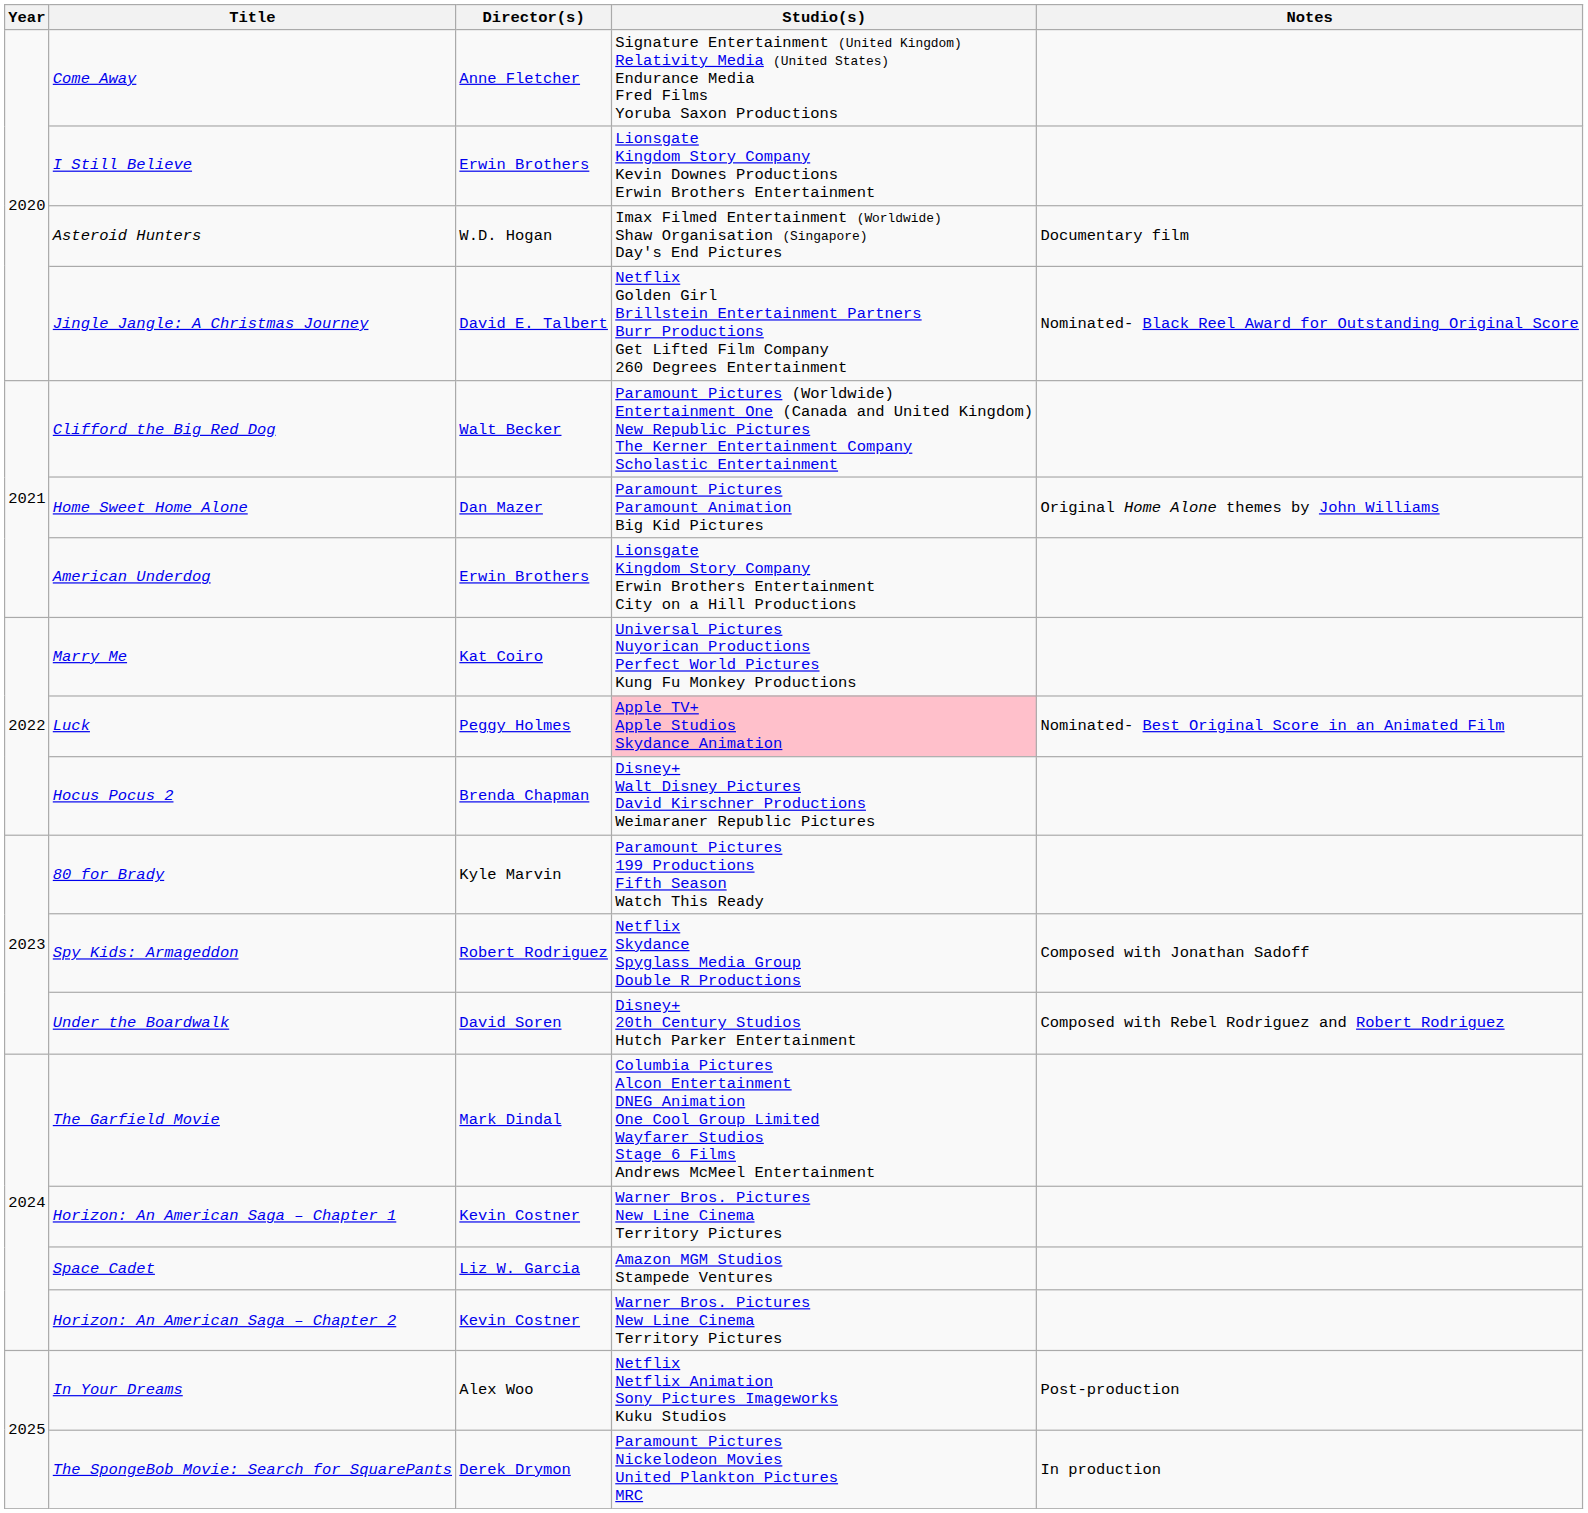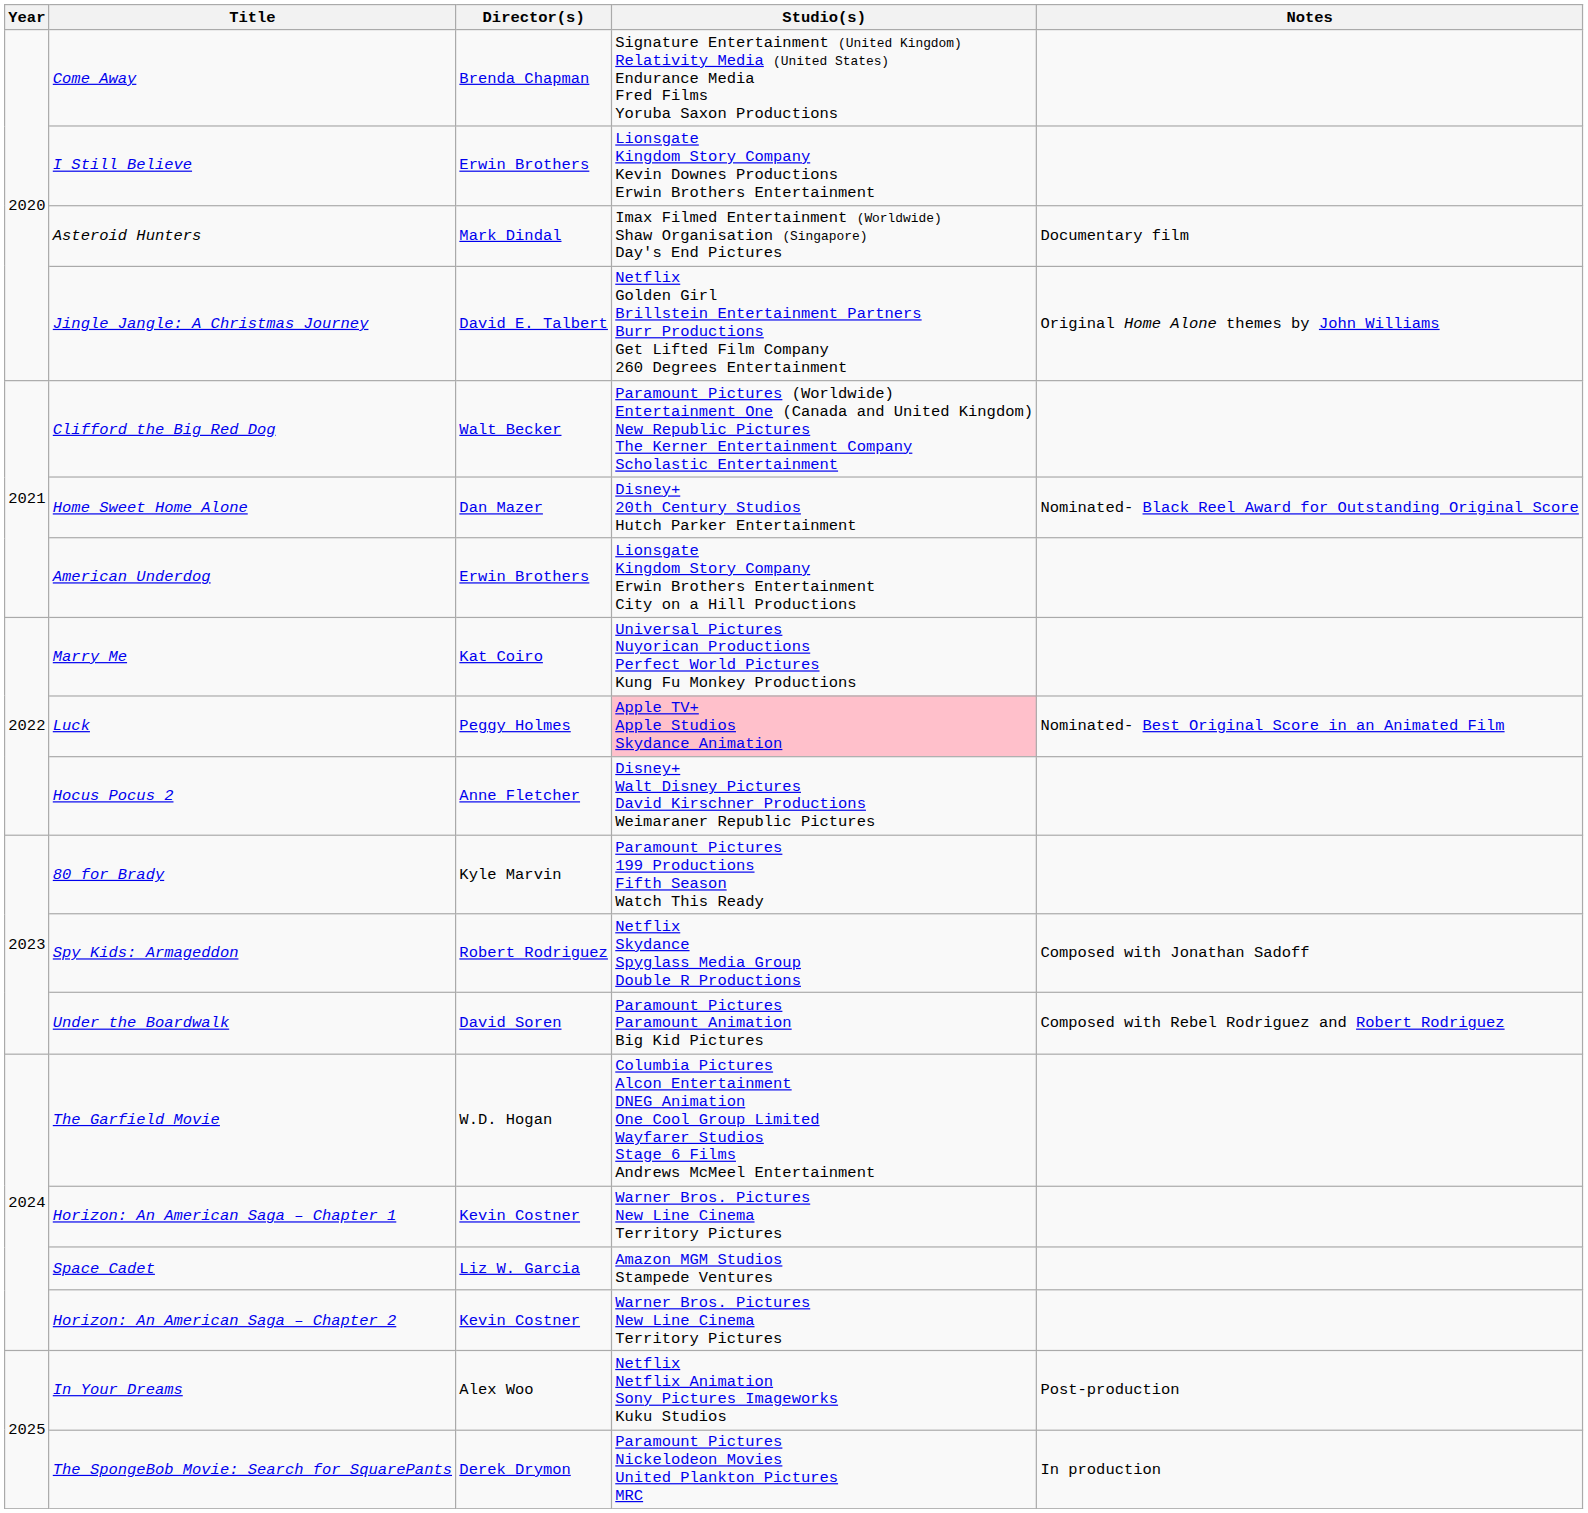(520, 78) Anne Fletcher -> (524, 78) Brenda Chapman
(506, 236) W.D. Hogan -> (510, 236) Mark Dindal
(1310, 323) Nominated- Black Reel Award for Outstanding Original Score -> (1240, 323) Original Home Alone themes by John Williams
(703, 508) Paramount Pictures Paramount Animation Big Kid Pictures -> (736, 508) Disney+ 20th Century Studios Hutch Parker Entertainment
(1240, 508) Original Home Alone themes by John Williams -> (1310, 508) Nominated- Black Reel Award for Outstanding Original Score
(524, 796) Brenda Chapman -> (520, 796) Anne Fletcher
(736, 1023) Disney+ 20th Century Studios Hutch Parker Entertainment -> (703, 1023) Paramount Pictures Paramount Animation Big Kid Pictures
(510, 1120) Mark Dindal -> (506, 1120) W.D. Hogan
